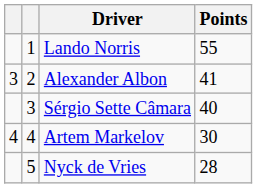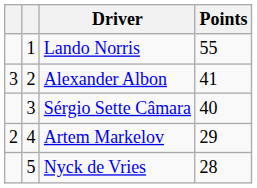(13, 137) 4 -> (13, 137) 2
(208, 137) 30 -> (208, 137) 29
